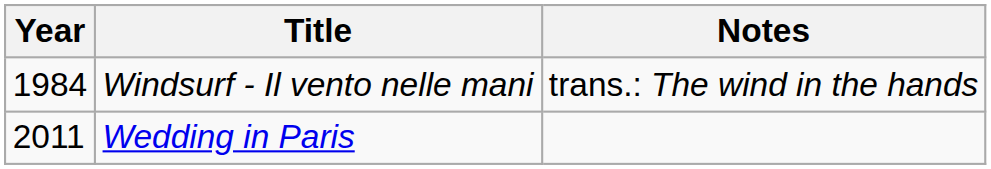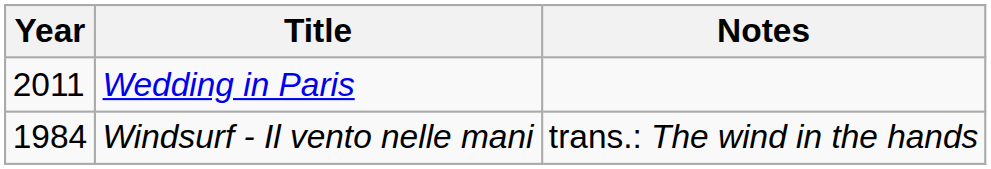rows swapped: (318, 84) <-> (229, 137)
